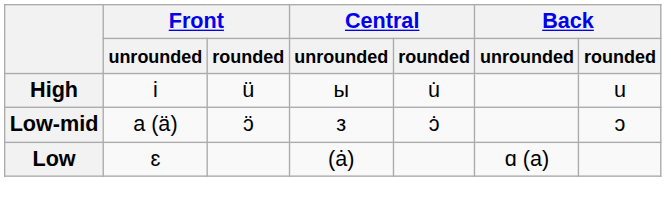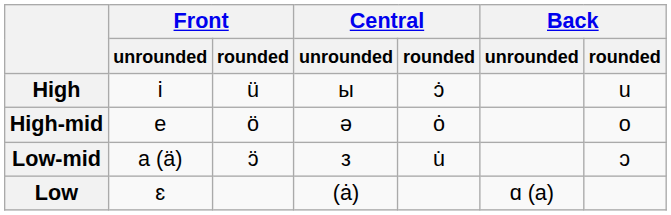(434, 90) u̇ -> (439, 90) ɔ̇
+ row: (56, 124)
(434, 124) ɔ̇ -> (439, 158) u̇
